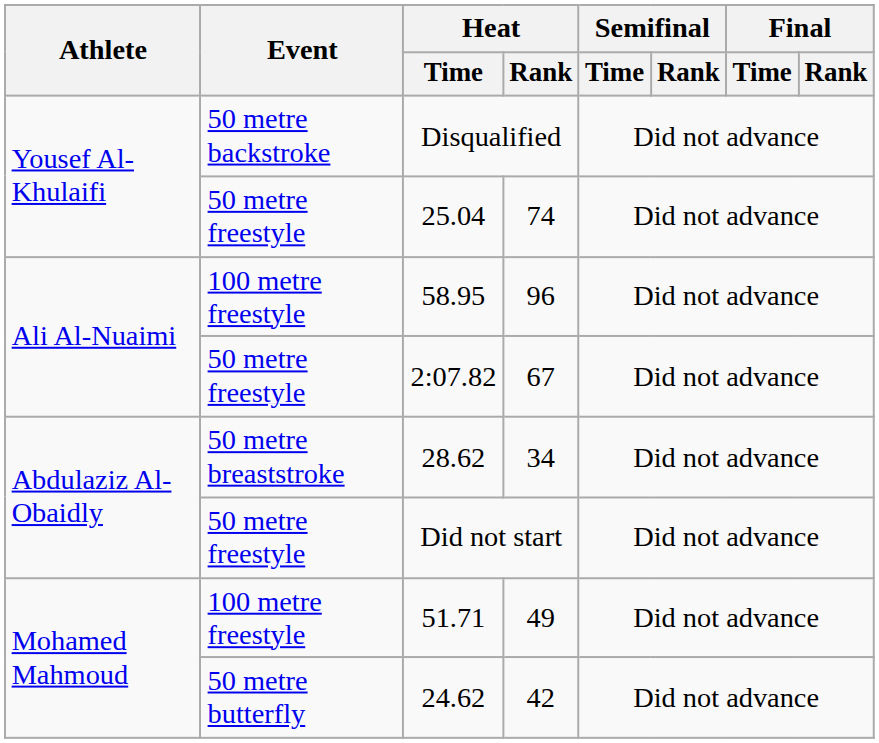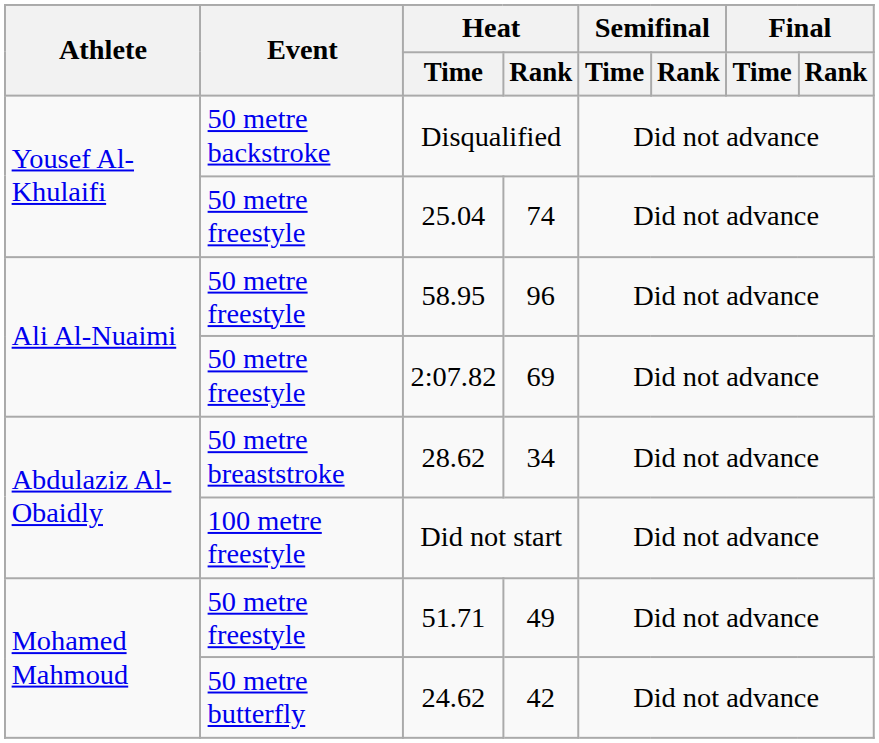(265, 296) 100 metre freestyle -> (258, 296) 50 metre freestyle
(541, 376) 67 -> (541, 376) 69
(258, 537) 50 metre freestyle -> (265, 537) 100 metre freestyle
(265, 617) 100 metre freestyle -> (258, 617) 50 metre freestyle
